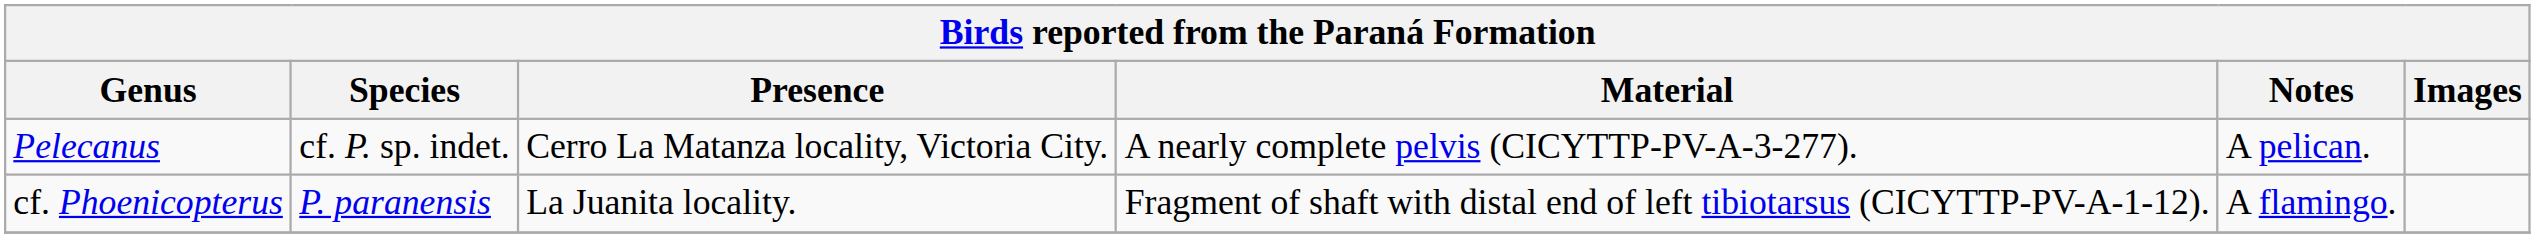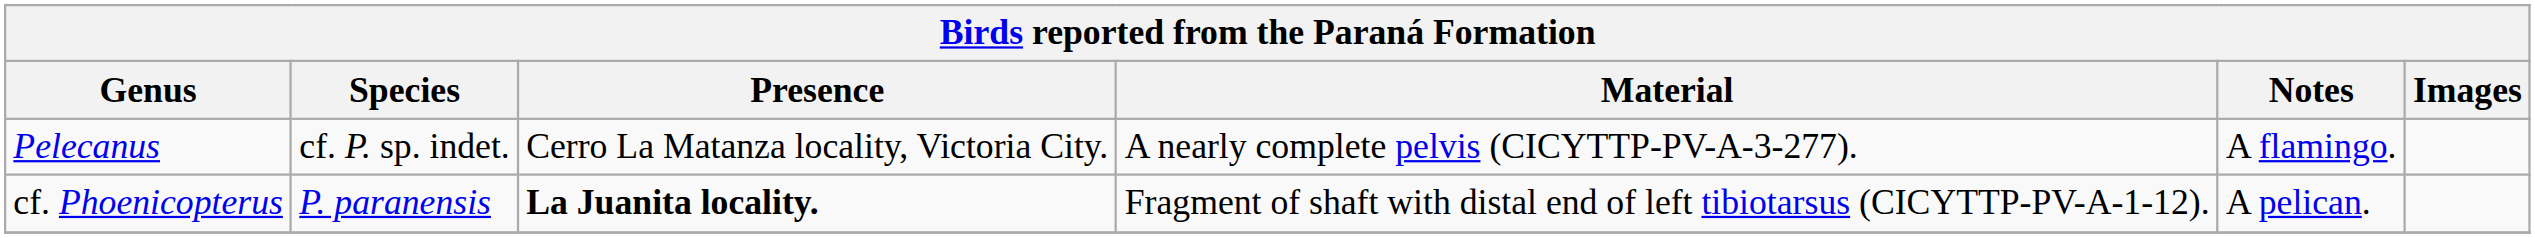(2298, 145) A pelican. -> (2311, 145) A flamingo.
(661, 202) normal -> (672, 202) bold
(2311, 202) A flamingo. -> (2298, 202) A pelican.
